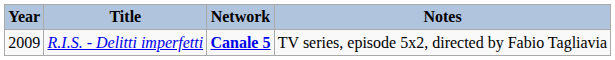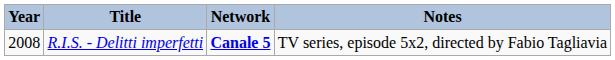(24, 42) 2009 -> (24, 42) 2008
